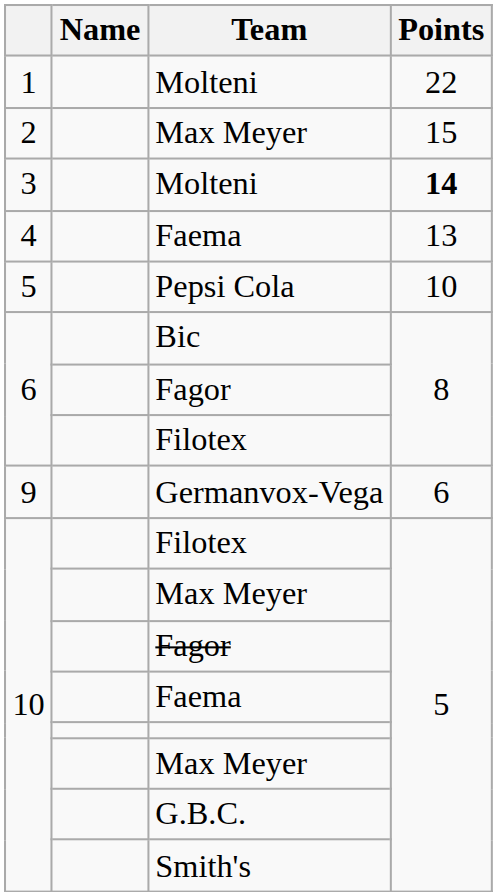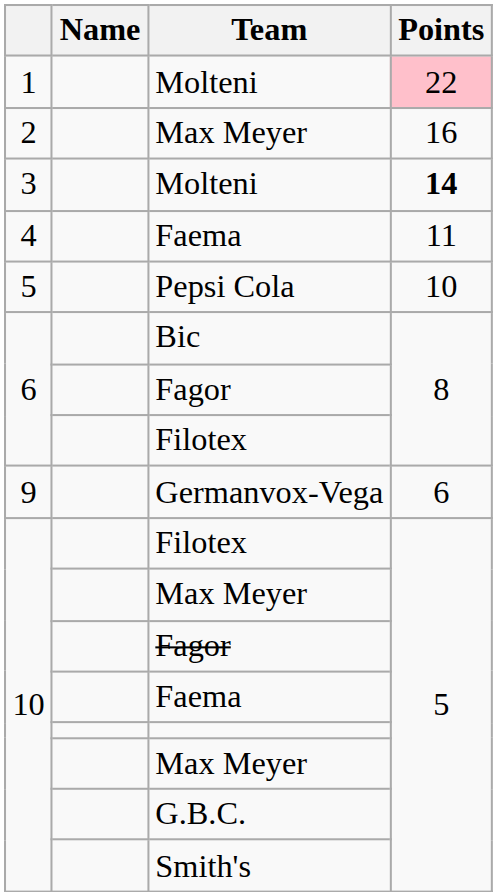(441, 81) no background -> (441, 81) pink background
(441, 132) 15 -> (441, 132) 16
(441, 235) 13 -> (441, 235) 11
